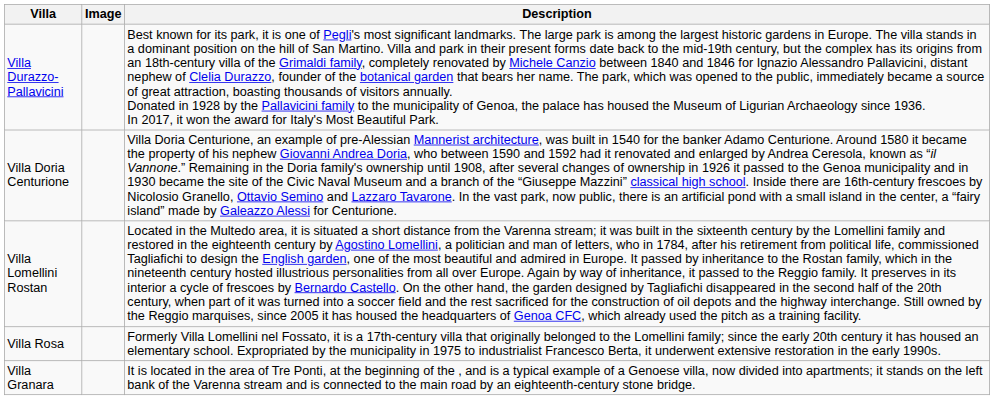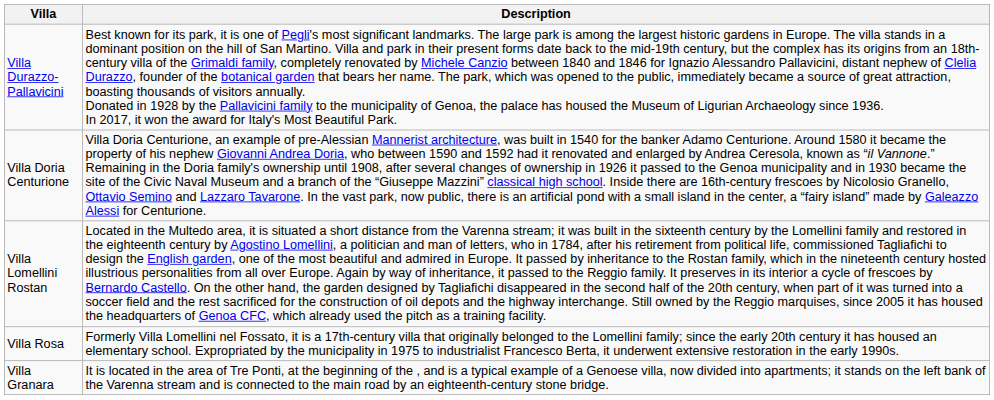- column: (103, 14)
